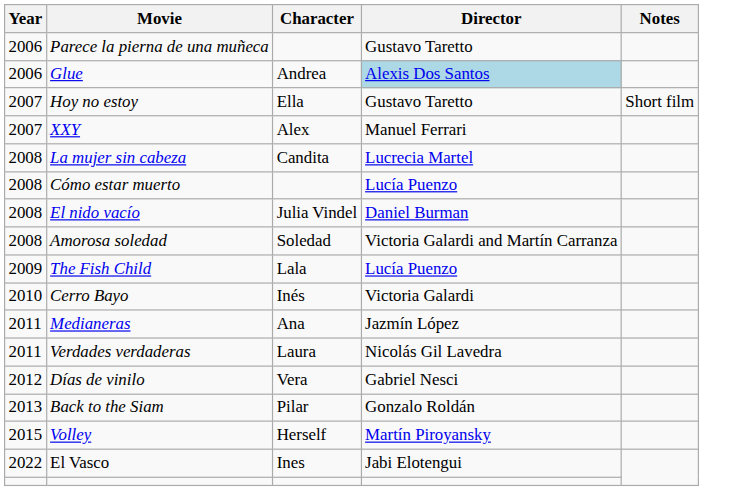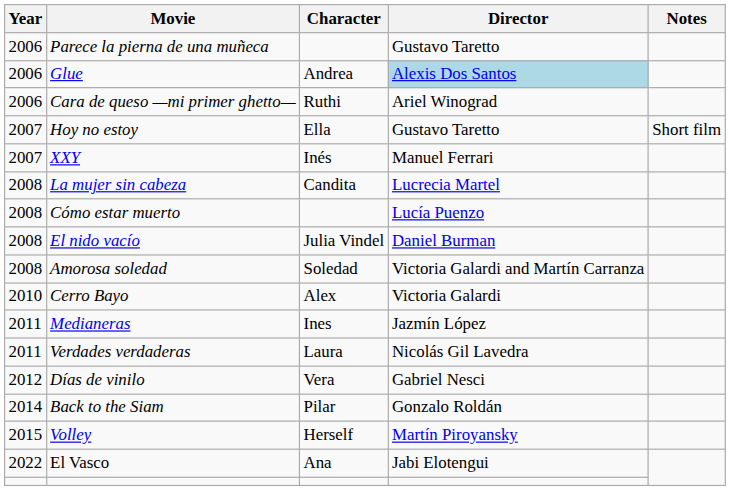+ row: (173, 102)
(293, 129) Alex -> (318, 157) Inés
- row: (101, 268)
(291, 296) Inés -> (320, 296) Alex
(291, 324) Ana -> (318, 324) Ines
(25, 407) 2013 -> (25, 407) 2014
(291, 463) Ines -> (318, 463) Ana
